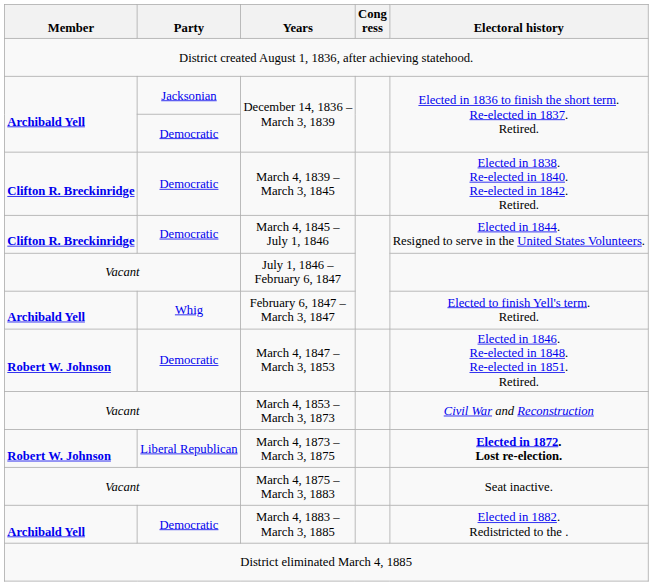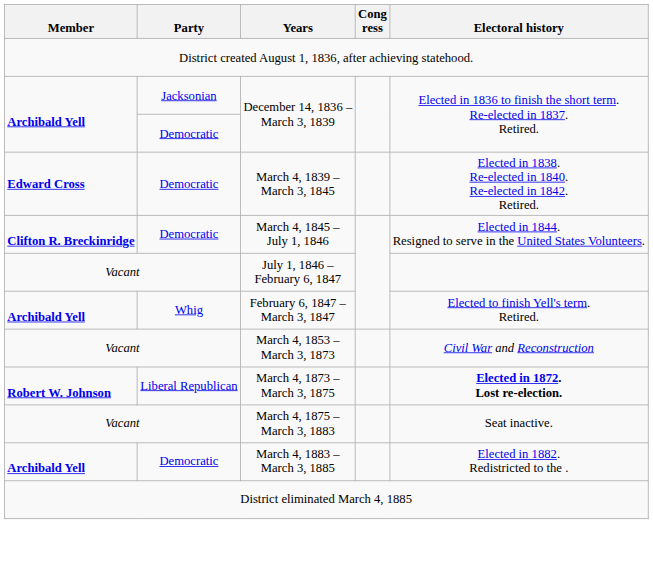(71, 190) Clifton R. Breckinridge -> (46, 183) Edward Cross
- row: (189, 360)
